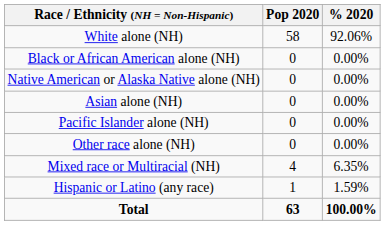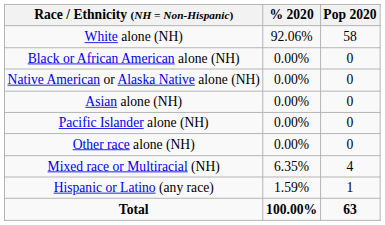columns swapped: (293, 15) <-> (351, 15)
